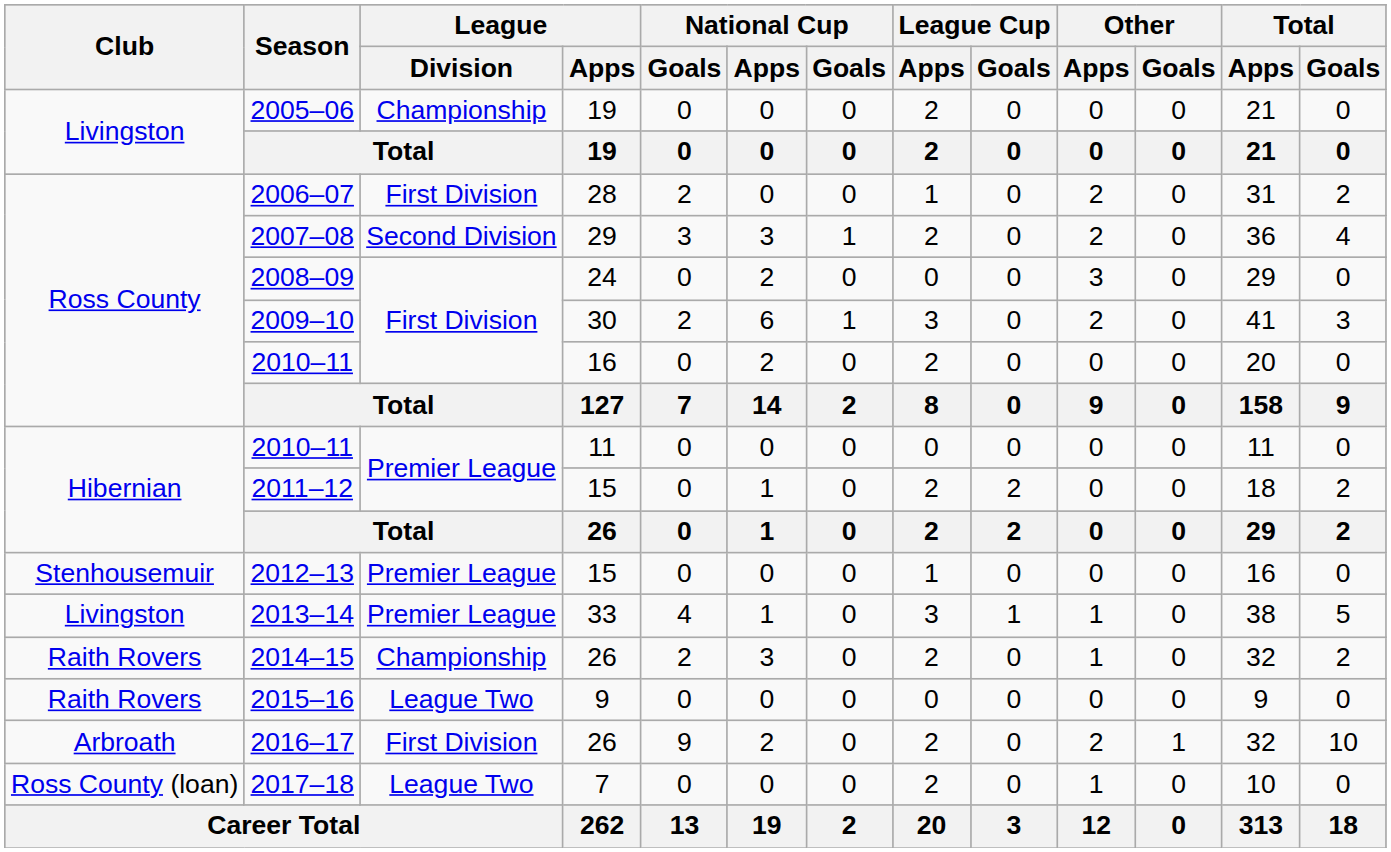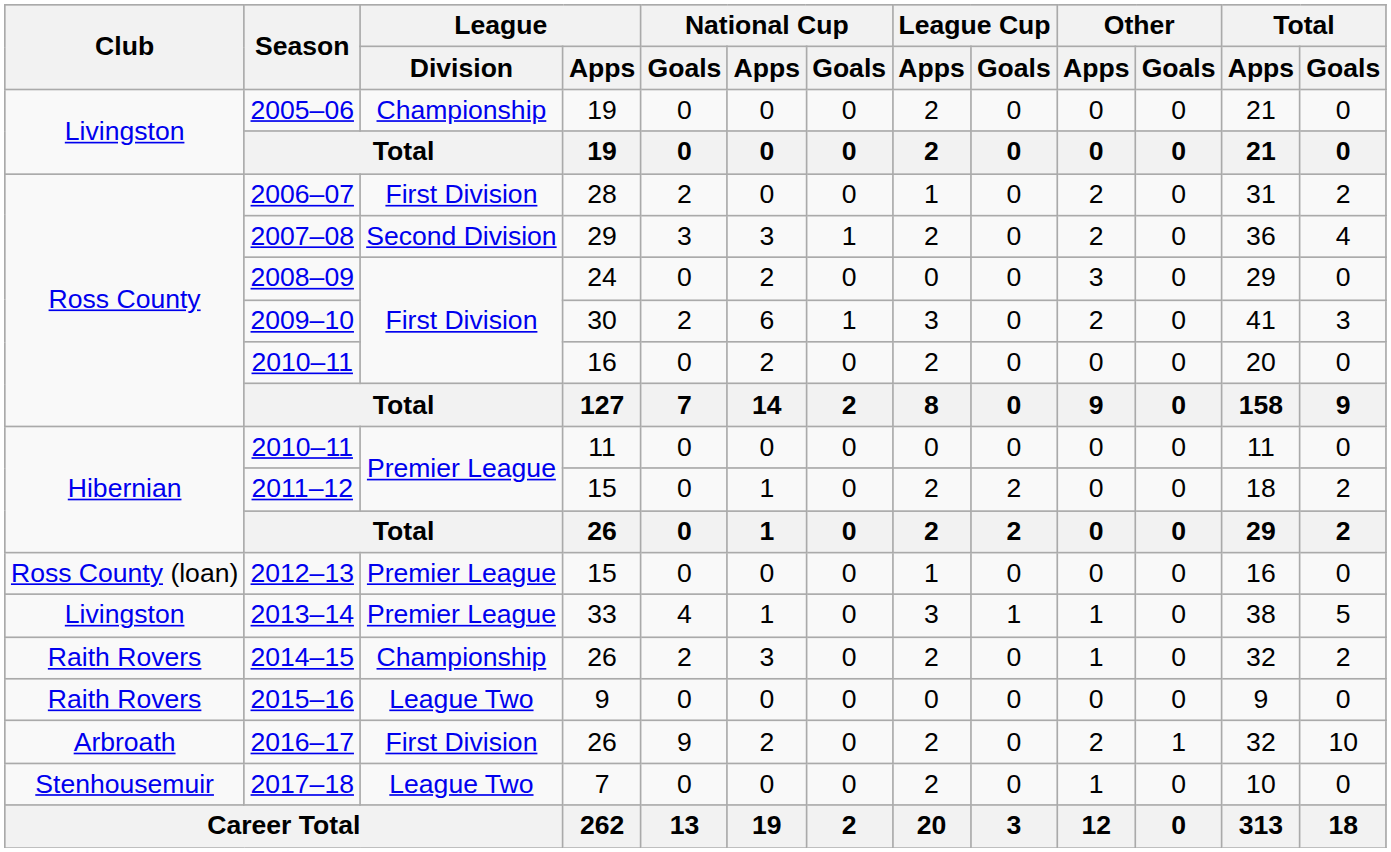(125, 573) Stenhousemuir -> (125, 573) Ross County (loan)
(125, 783) Ross County (loan) -> (125, 783) Stenhousemuir
